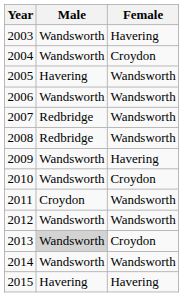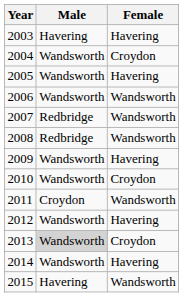(72, 35) Wandsworth -> (63, 35) Havering
(63, 76) Havering -> (72, 76) Wandsworth
(143, 76) Wandsworth -> (135, 76) Havering
(143, 220) Wandsworth -> (135, 220) Havering
(143, 261) Wandsworth -> (135, 261) Havering
(135, 281) Havering -> (143, 281) Wandsworth
